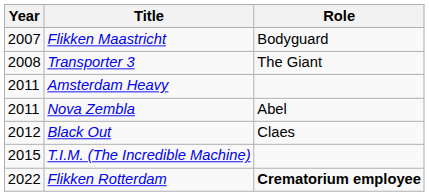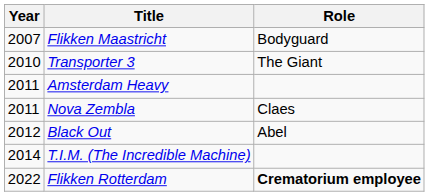(24, 62) 2008 -> (24, 62) 2010
(272, 109) Abel -> (276, 109) Claes
(276, 132) Claes -> (272, 132) Abel
(24, 156) 2015 -> (24, 156) 2014
